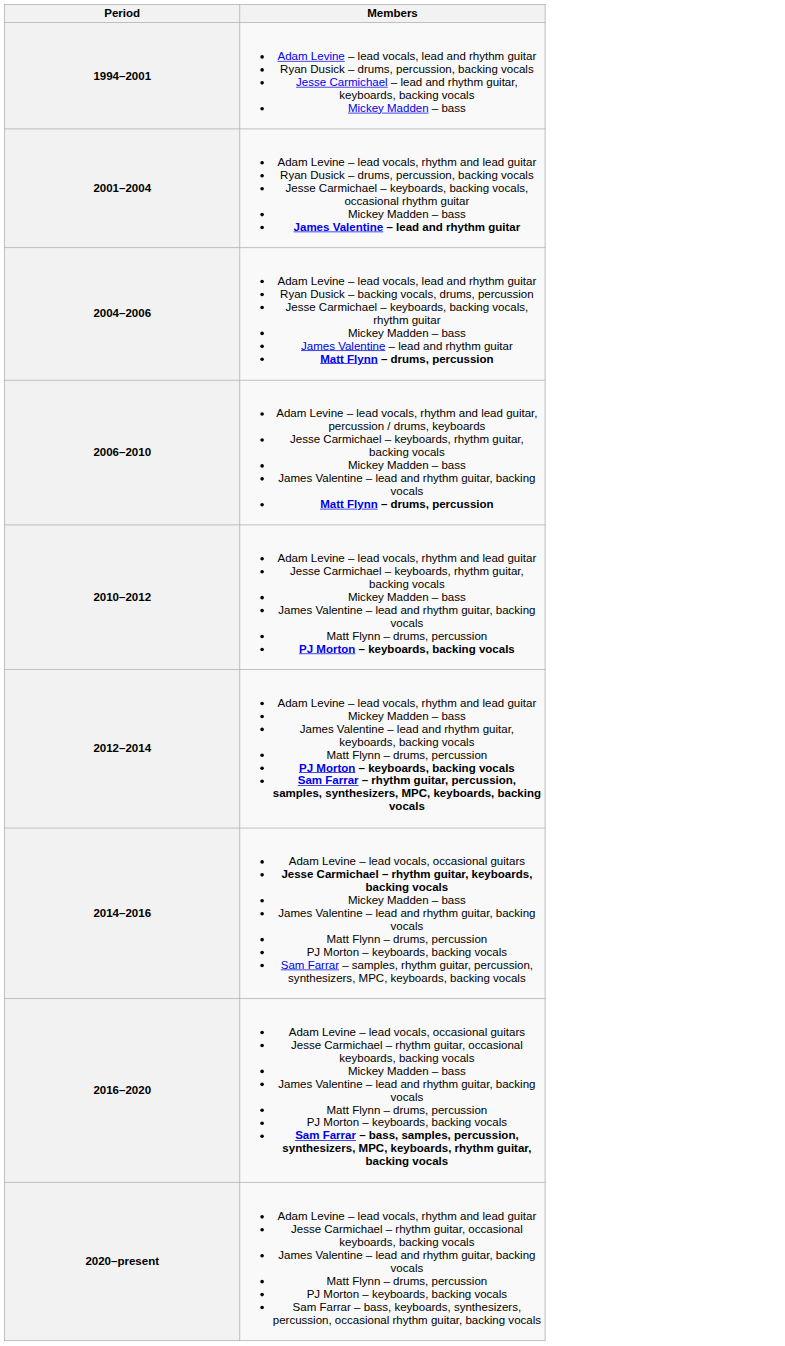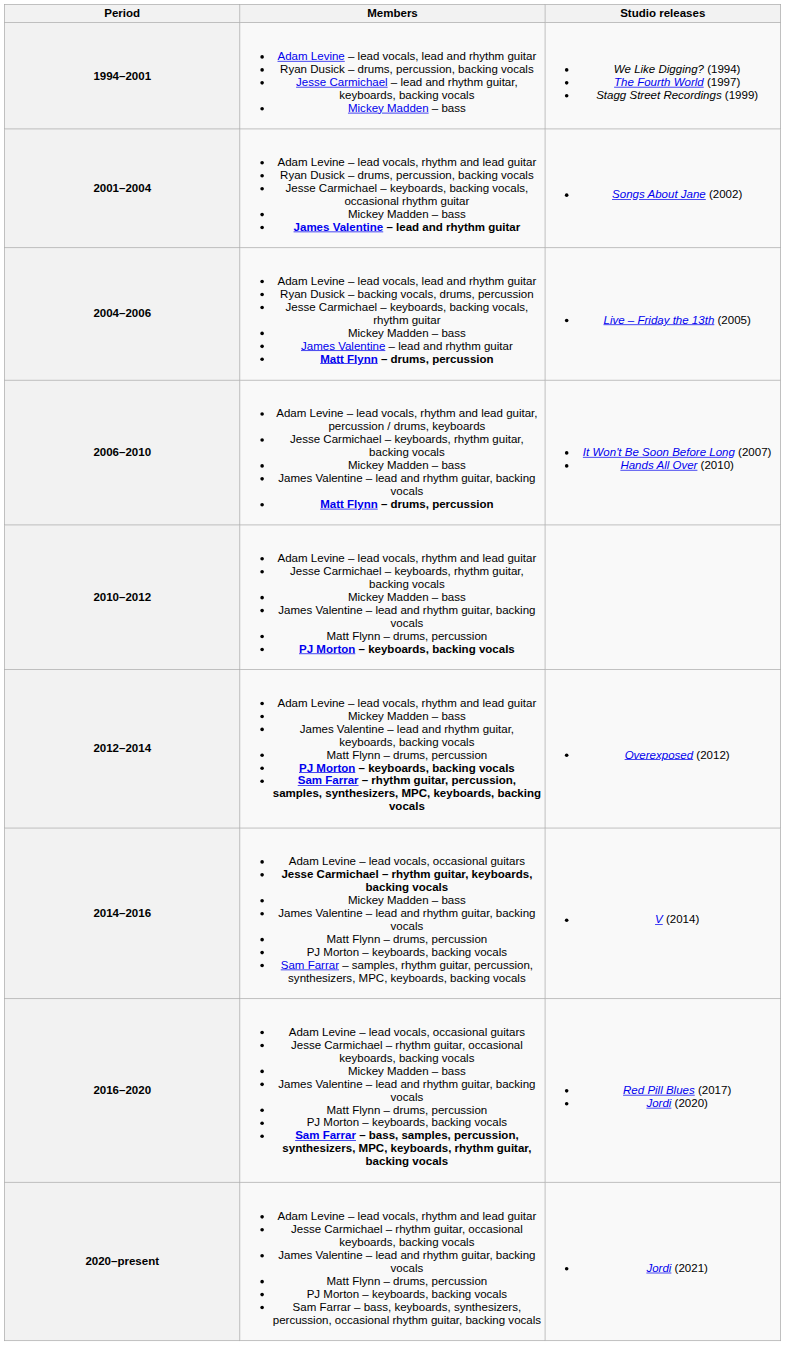+ column: (663, 13)
